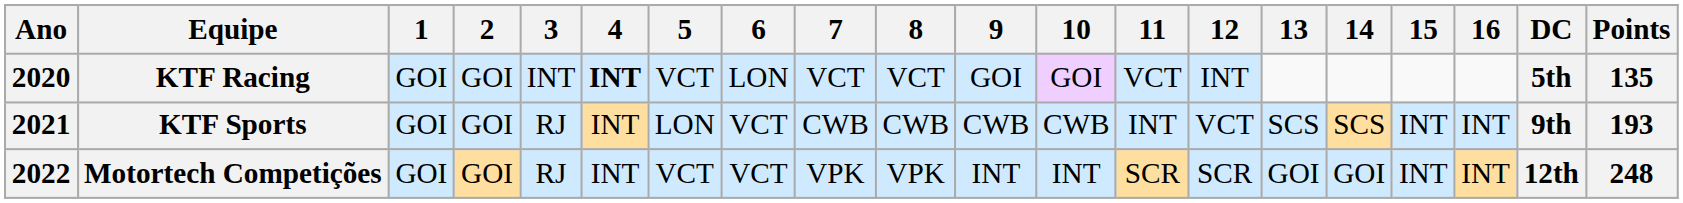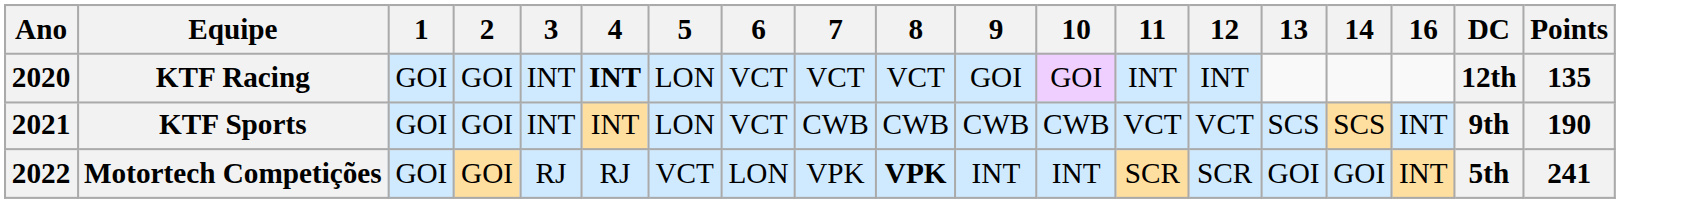- column: (1423, 28)
(685, 77) VCT -> (685, 77) LON
(758, 77) LON -> (758, 77) VCT
(1152, 77) VCT -> (1152, 77) INT
(1551, 77) 5th -> (1489, 77) 12th
(551, 125) RJ -> (551, 125) INT
(1152, 125) INT -> (1152, 125) VCT
(1632, 125) 193 -> (1569, 125) 190
(615, 173) INT -> (615, 173) RJ
(758, 173) VCT -> (758, 173) LON
(916, 173) normal -> (916, 173) bold
(1551, 173) 12th -> (1489, 173) 5th
(1632, 173) 248 -> (1569, 173) 241
